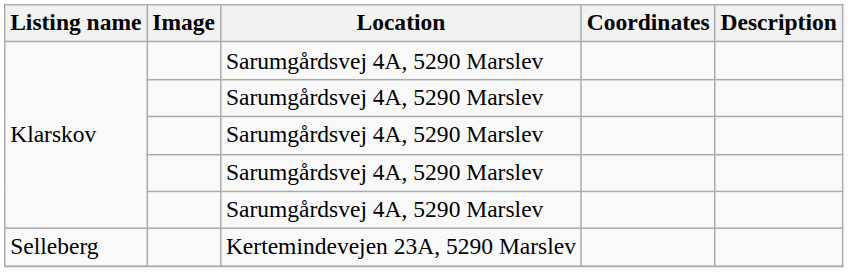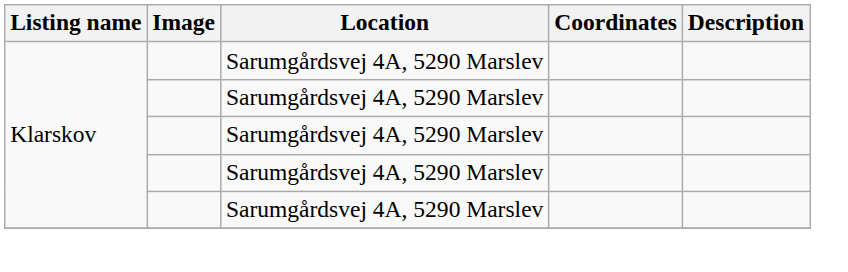- row: (54, 246)
